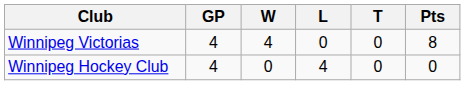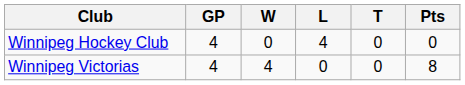rows swapped: (74, 42) <-> (88, 67)
